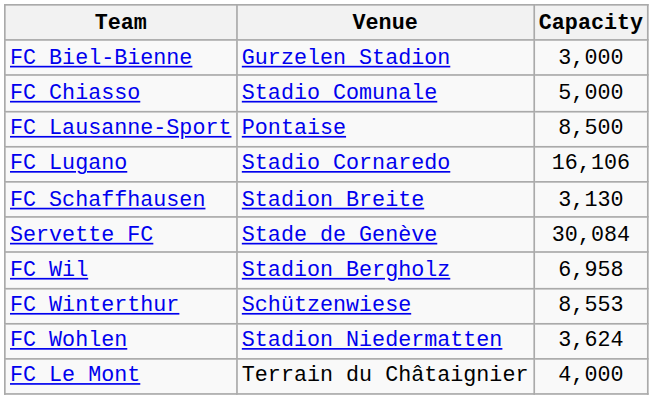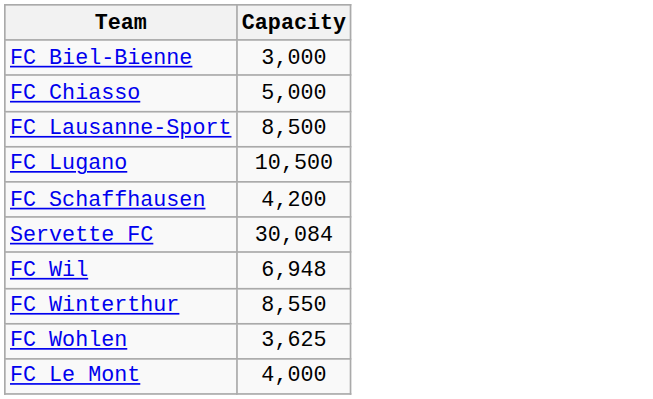- column: (385, 23)
(591, 164) 16,106 -> (294, 164) 10,500
(591, 199) 3,130 -> (294, 199) 4,200
(591, 270) 6,958 -> (294, 270) 6,948
(591, 306) 8,553 -> (294, 306) 8,550
(591, 341) 3,624 -> (294, 341) 3,625
